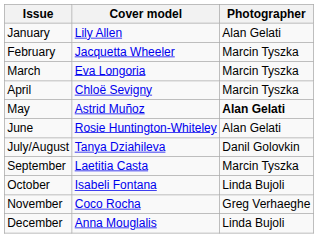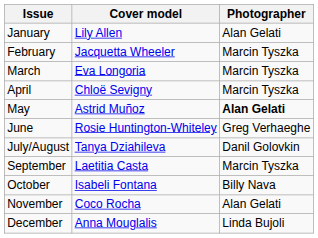(252, 128) Alan Gelati -> (266, 128) Greg Verhaeghe
(253, 185) Linda Bujoli -> (249, 185) Billy Nava
(266, 204) Greg Verhaeghe -> (252, 204) Alan Gelati
